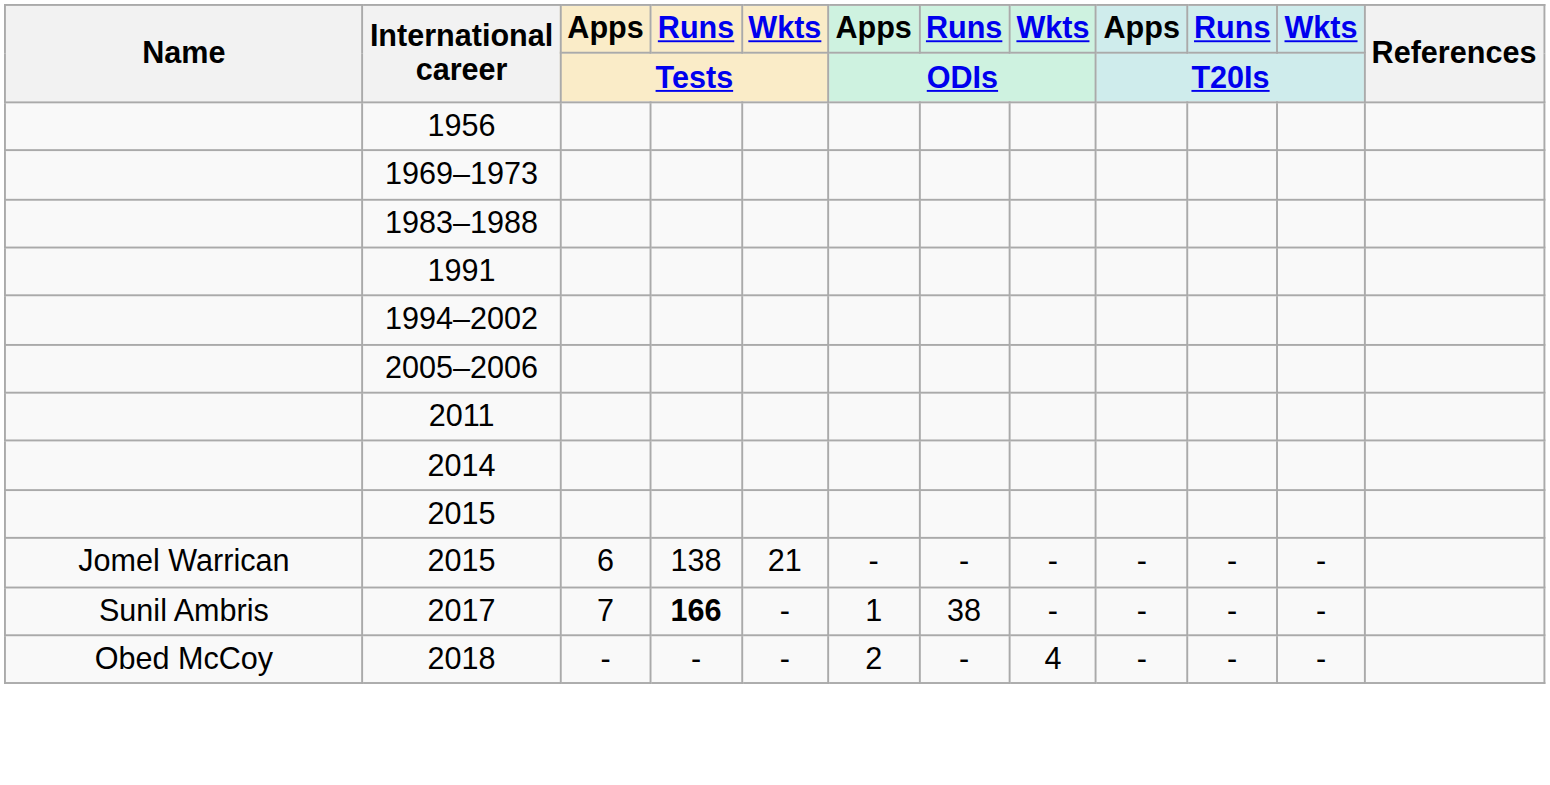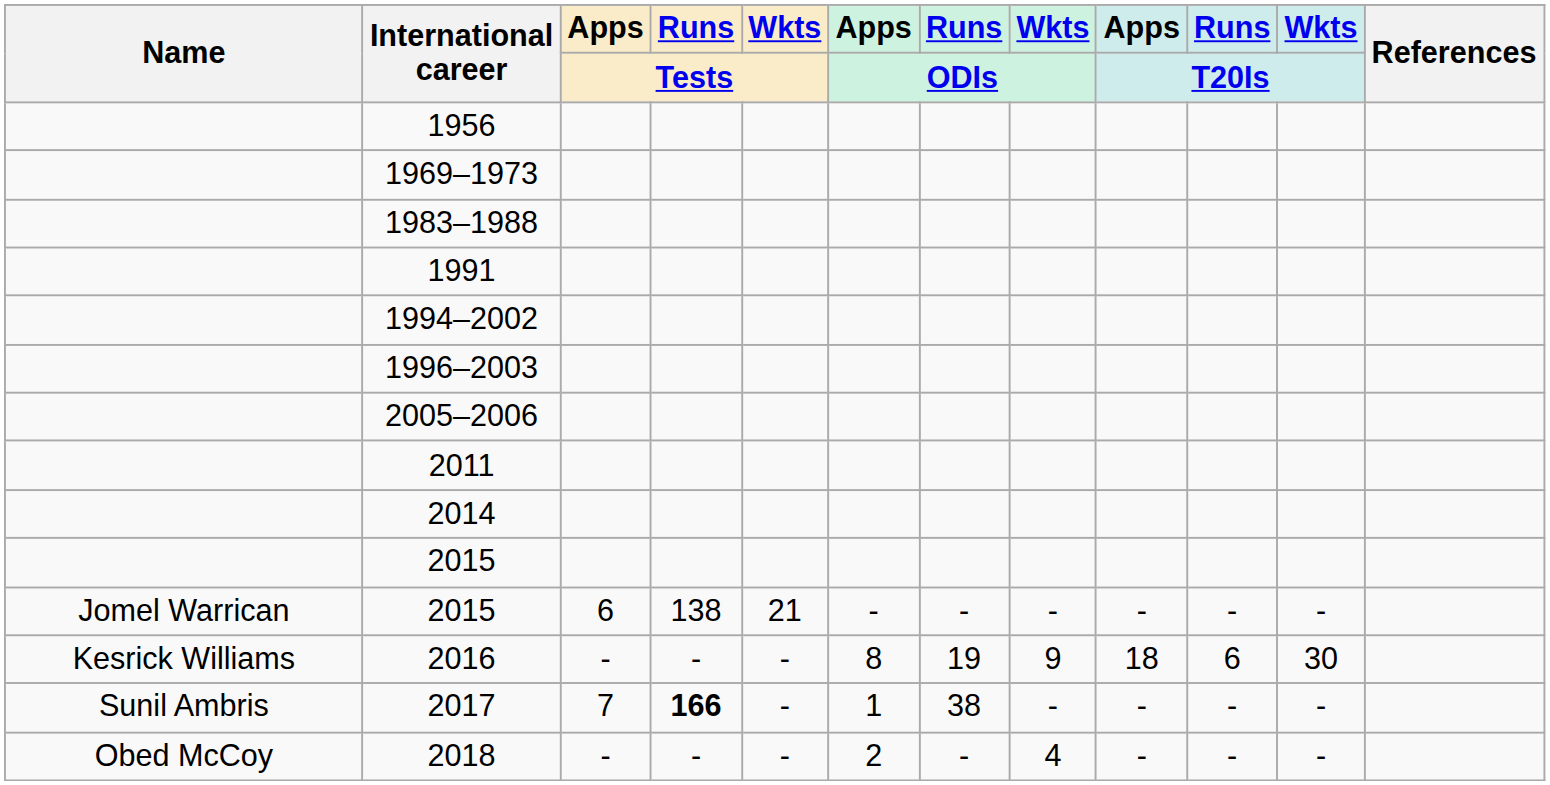+ row: (184, 368)
+ row: (184, 658)
